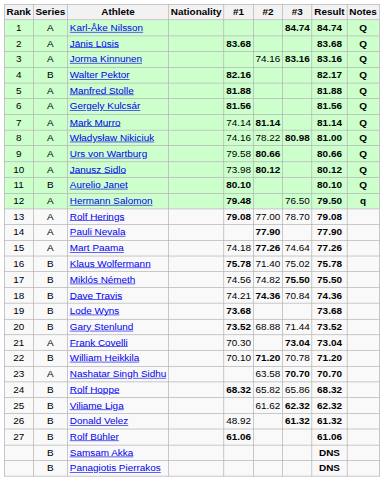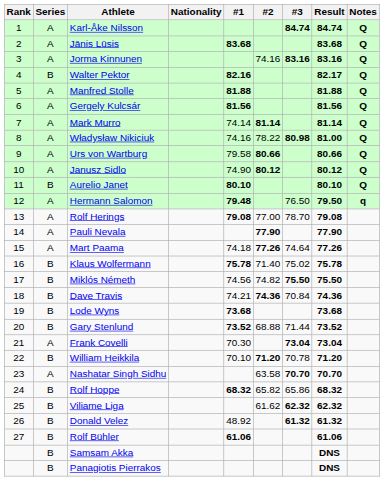(239, 169) 73.98 -> (239, 169) 74.90
